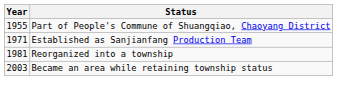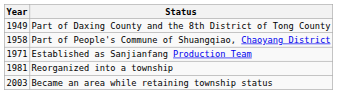+ row: (181, 26)
(17, 26) 1955 -> (17, 40) 1958
